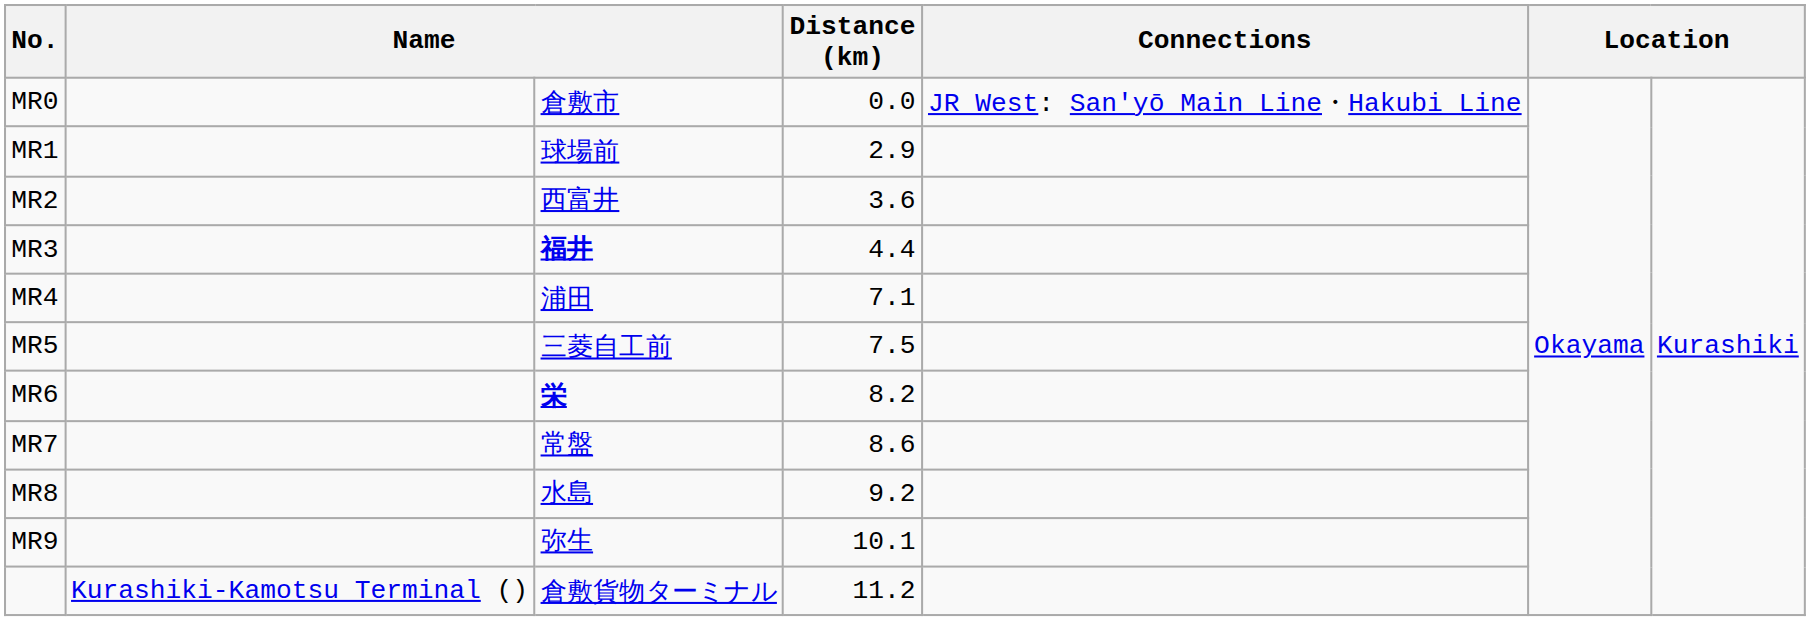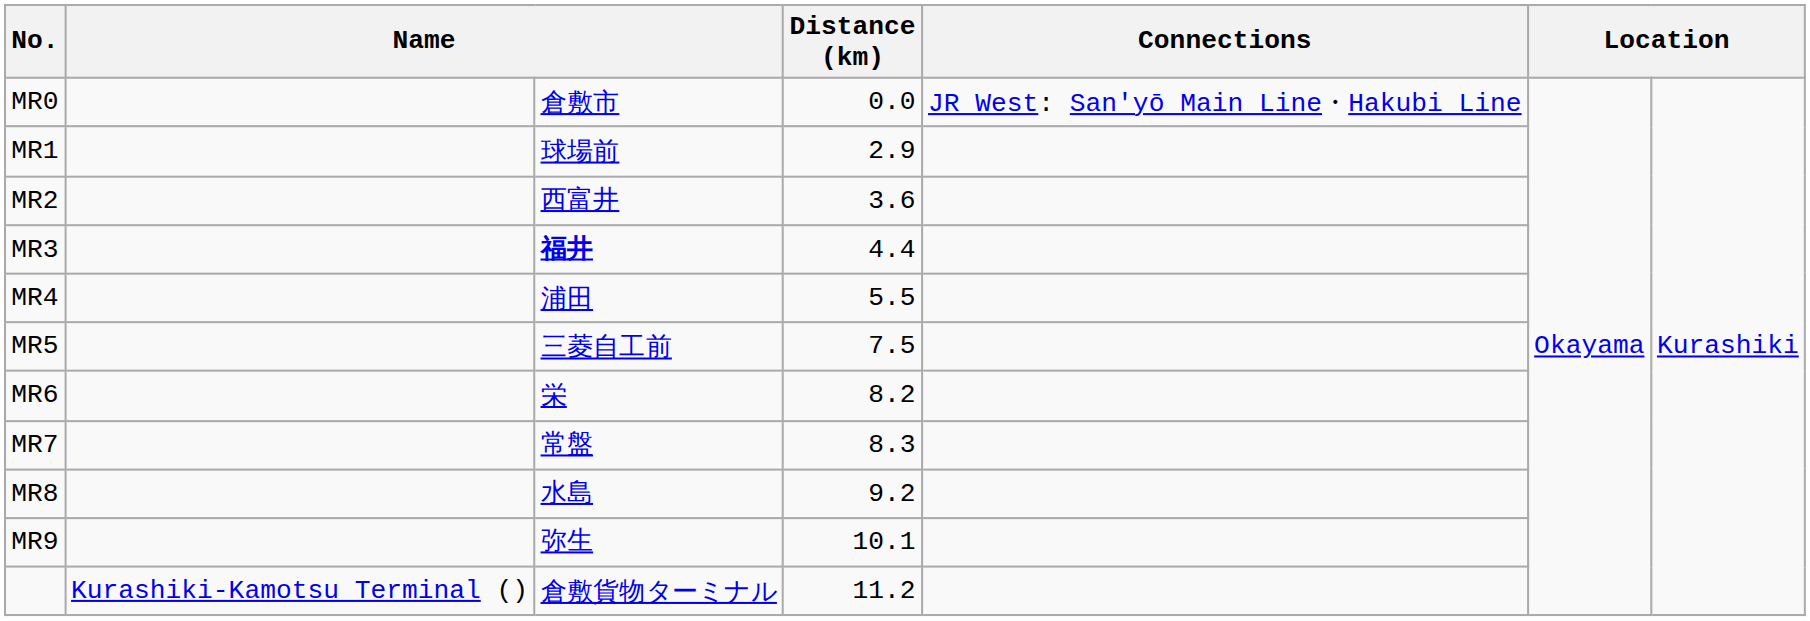(892, 298) 7.1 -> (892, 298) 5.5
(554, 397) bold -> (554, 397) normal
(892, 445) 8.6 -> (892, 445) 8.3
